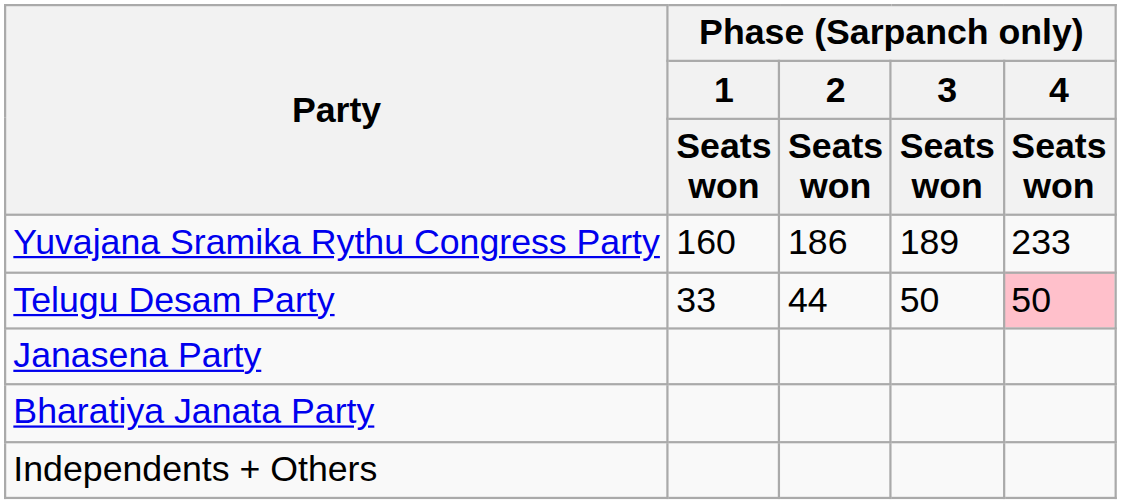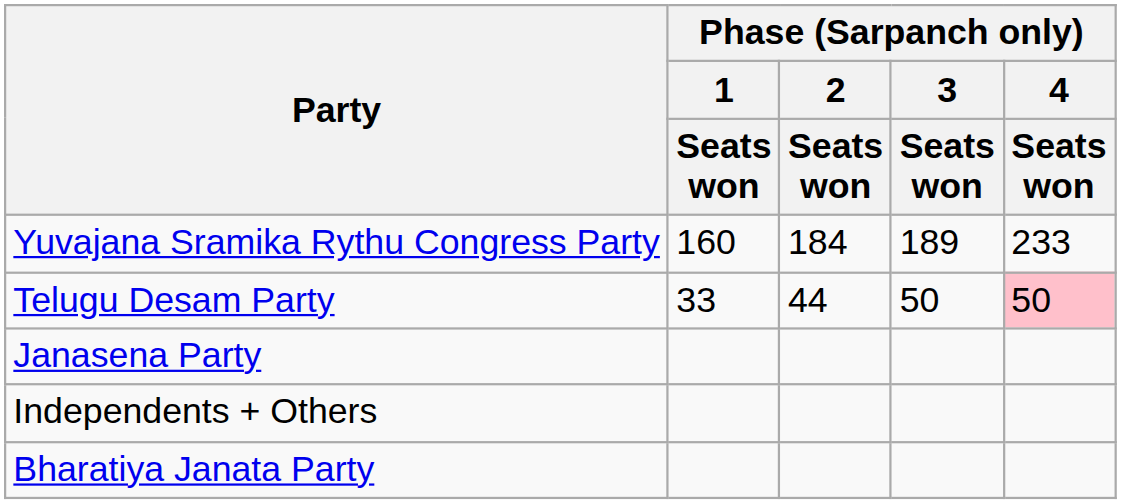(818, 242) 186 -> (818, 242) 184
rows swapped: (194, 412) <-> (195, 469)
